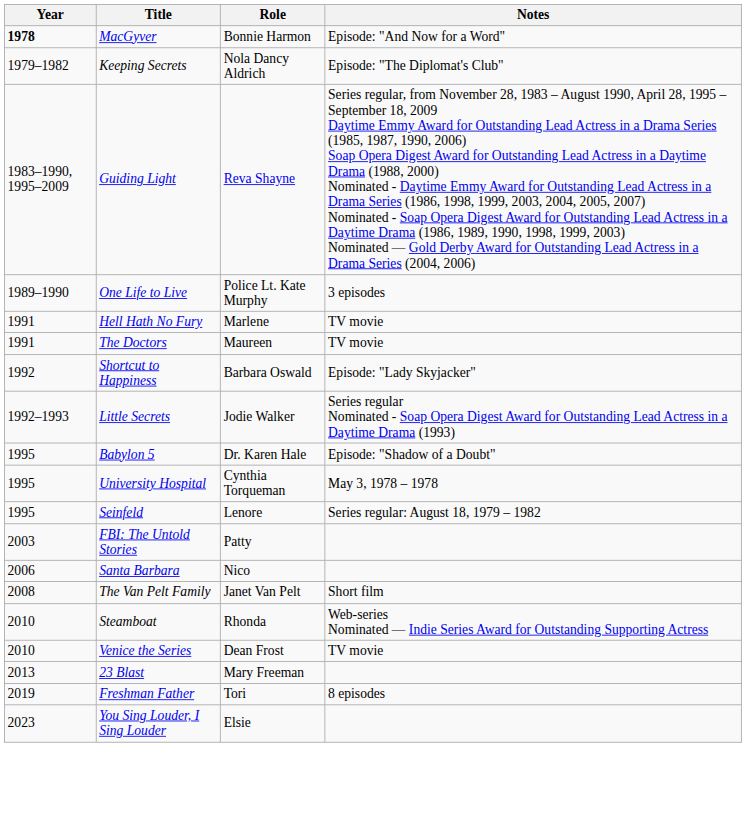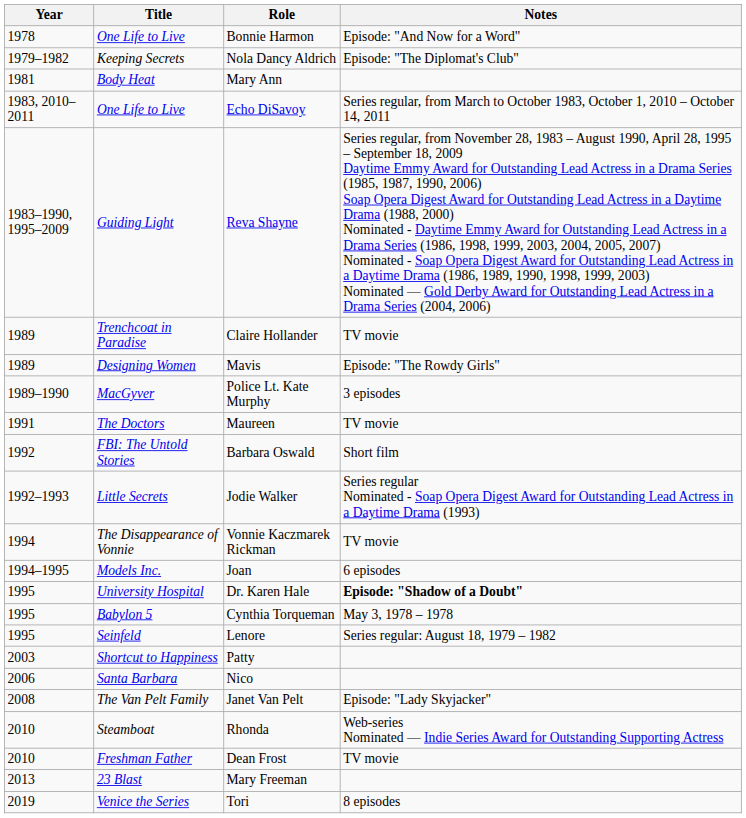(21, 36) bold -> (21, 36) normal
(128, 36) MacGyver -> (141, 36) One Life to Live
+ row: (254, 79)
+ row: (266, 109)
+ row: (272, 335)
+ row: (244, 365)
(143, 292) One Life to Live -> (126, 394) MacGyver
- row: (246, 322)
(129, 372) Shortcut to Happiness -> (142, 452) FBI: The Untold Stories
(402, 372) Episode: "Lady Skyjacker" -> (371, 452) Short film
+ row: (278, 541)
+ row: (239, 571)
(127, 454) Babylon 5 -> (150, 592) University Hospital
(412, 454) normal -> (433, 592) bold
(153, 483) University Hospital -> (125, 614) Babylon 5
(144, 541) FBI: The Untold Stories -> (157, 657) Shortcut to Happiness
(356, 592) Short film -> (417, 700) Episode: "Lady Skyjacker"
(145, 651) Venice the Series -> (144, 758) Freshman Father
(147, 694) Freshman Father -> (143, 802) Venice the Series
- row: (237, 723)
